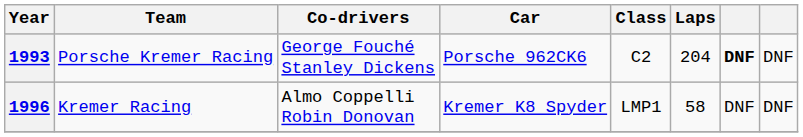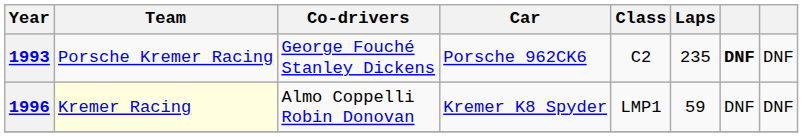(695, 58) 204 -> (695, 58) 235
(125, 107) no background -> (125, 107) lightyellow background
(695, 107) 58 -> (695, 107) 59
